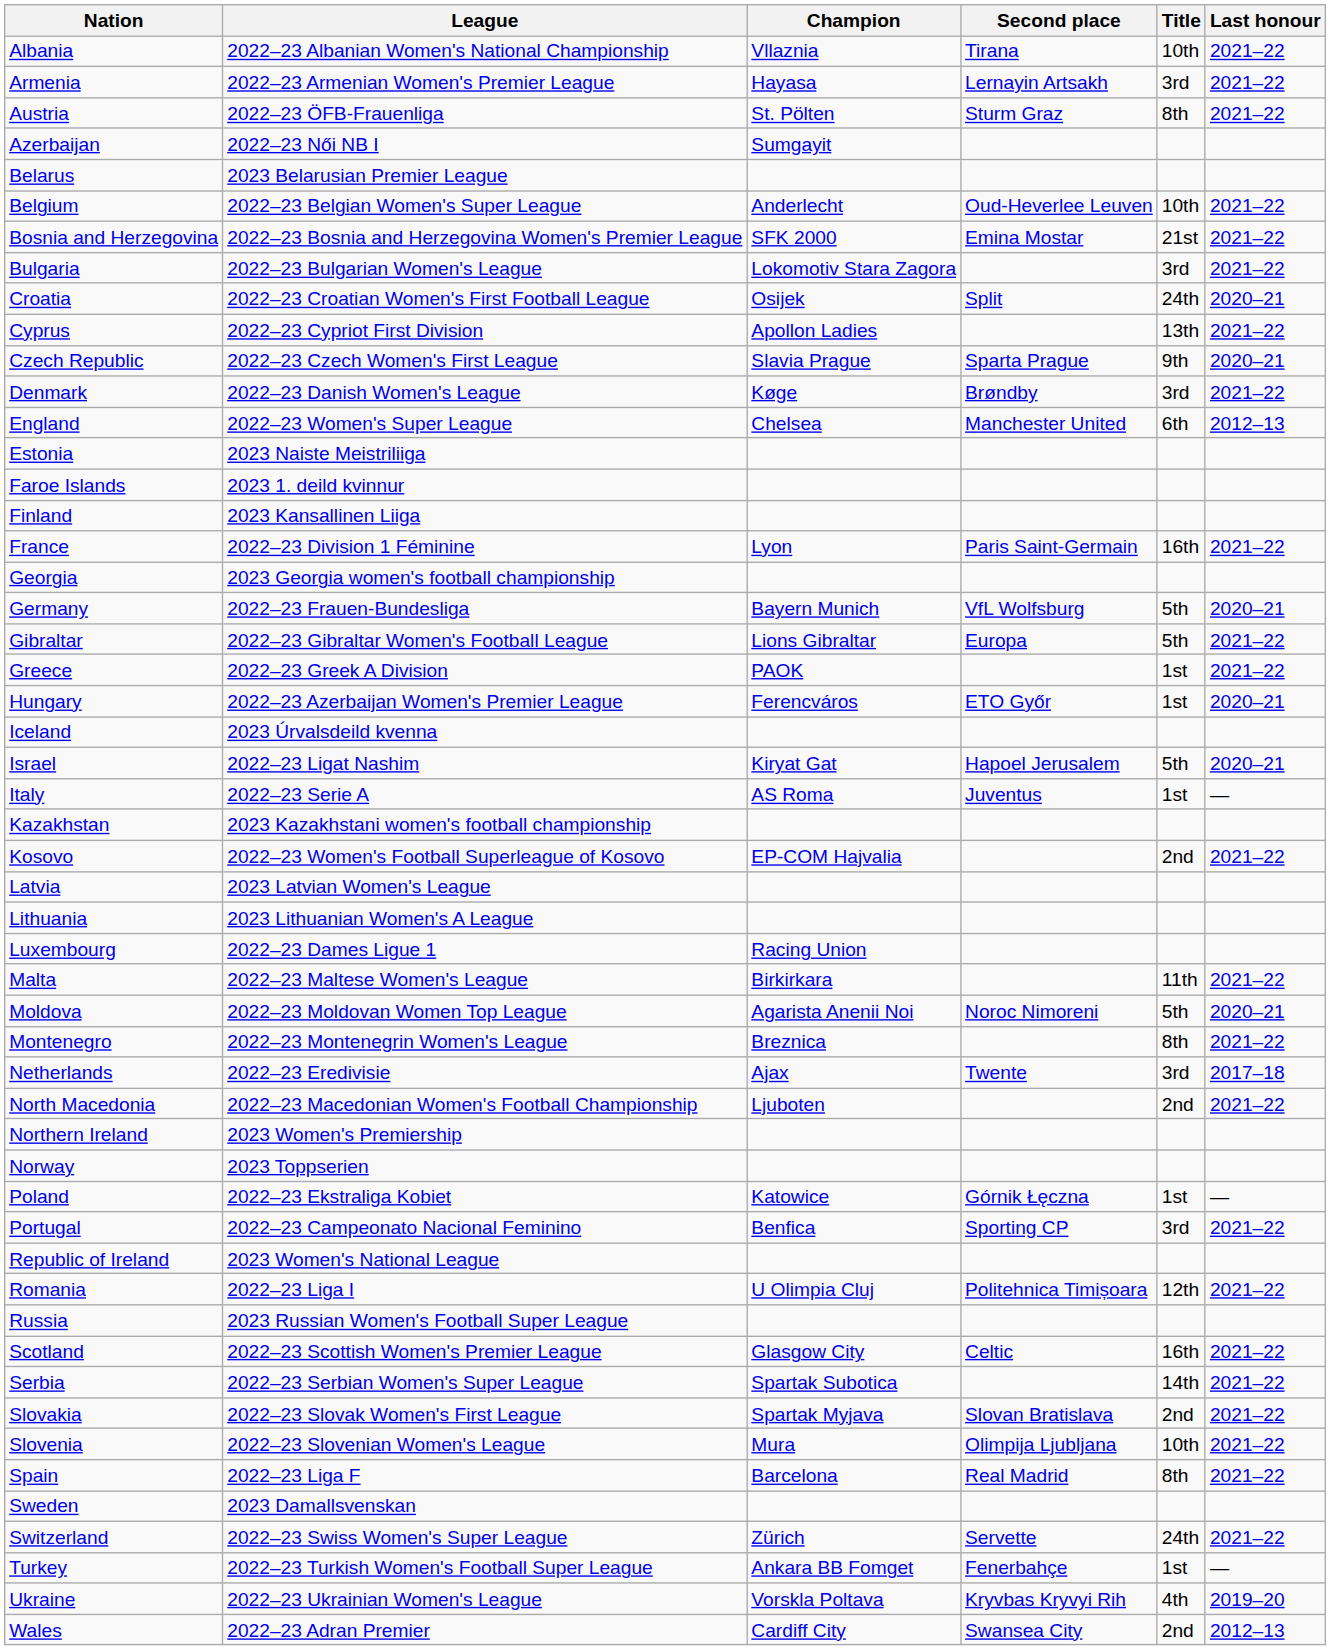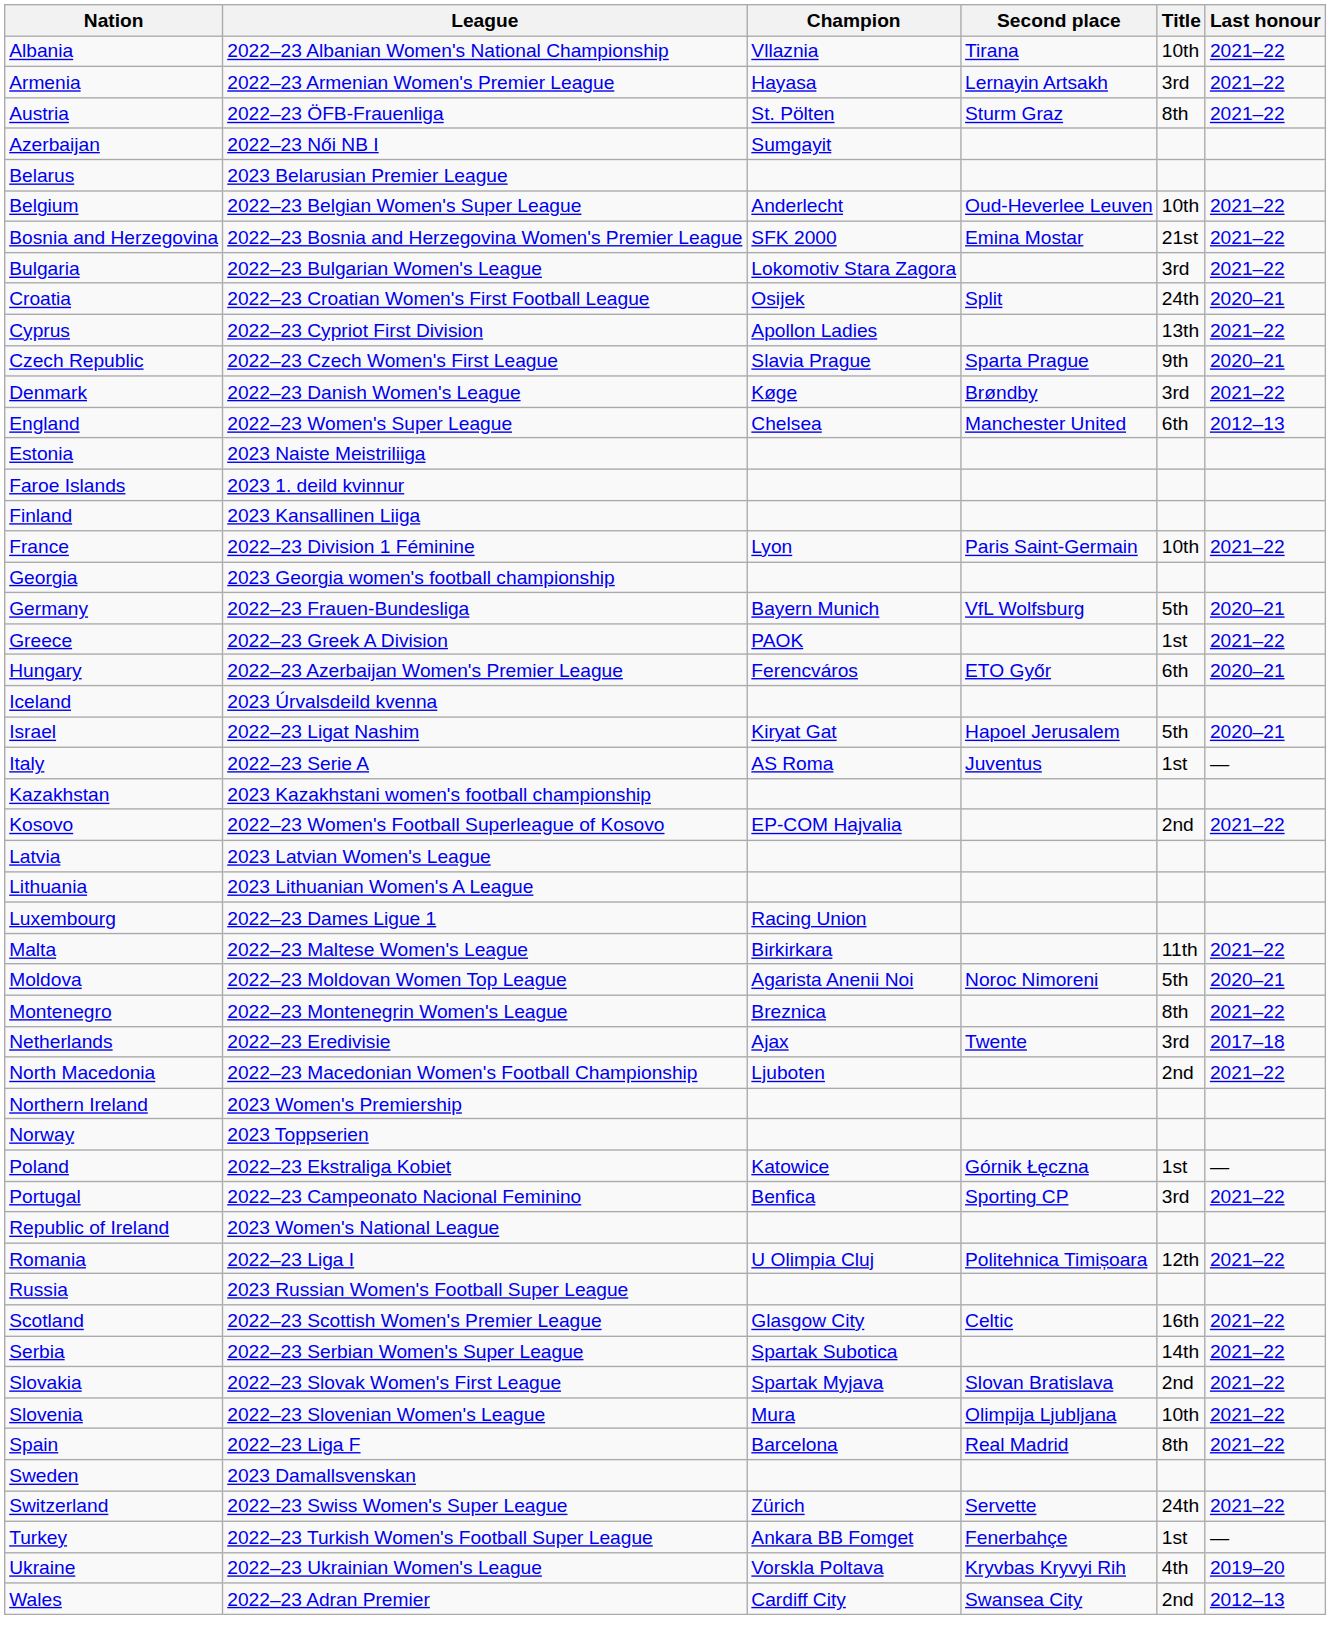(1180, 546) 16th -> (1180, 546) 10th
- row: (46, 639)
(1175, 701) 1st -> (1175, 670) 6th
